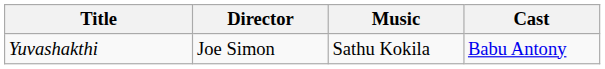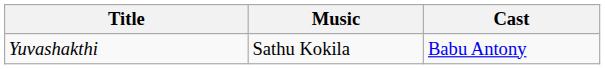- column: (260, 19)
